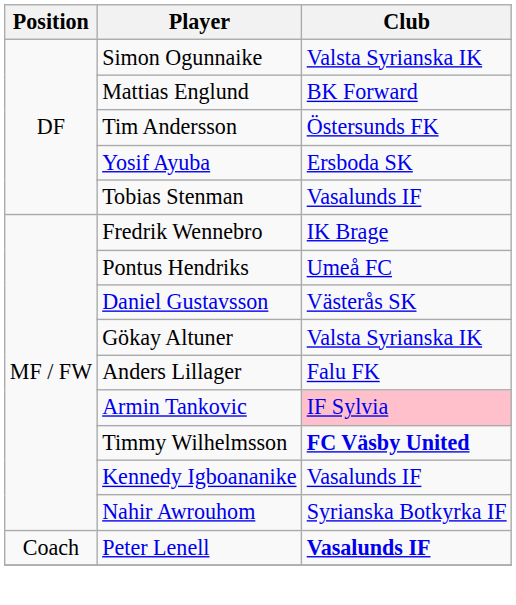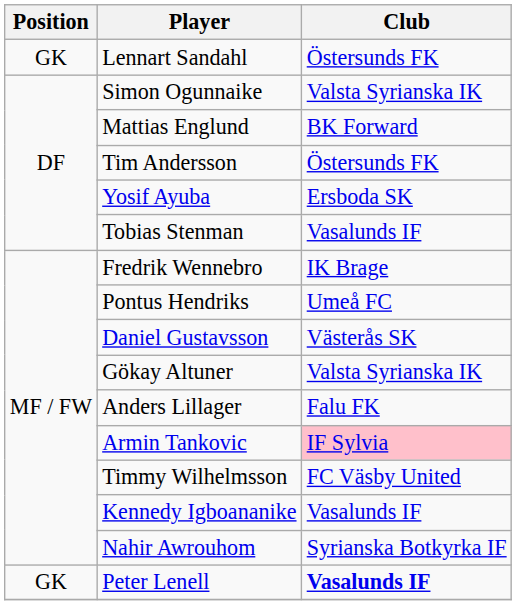+ row: (175, 57)
(388, 442) bold -> (384, 477) normal
(51, 547) Coach -> (51, 582) GK
